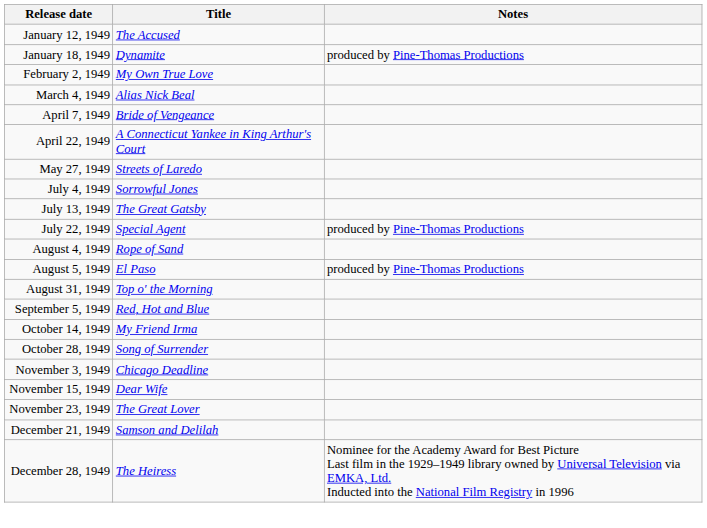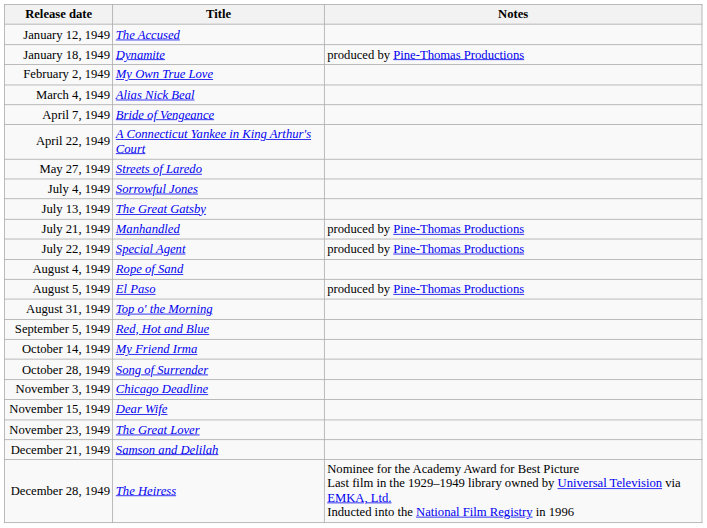+ row: (76, 229)
